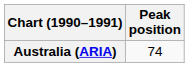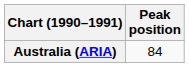(155, 51) 74 -> (155, 51) 84
